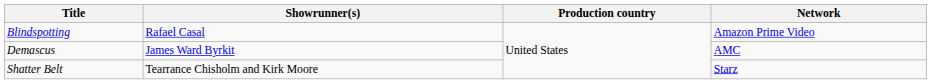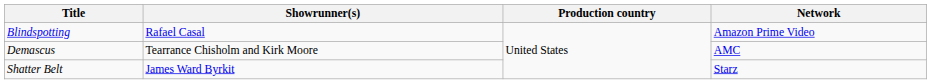(190, 50) James Ward Byrkit -> (232, 50) Tearrance Chisholm and Kirk Moore
(232, 69) Tearrance Chisholm and Kirk Moore -> (190, 69) James Ward Byrkit
